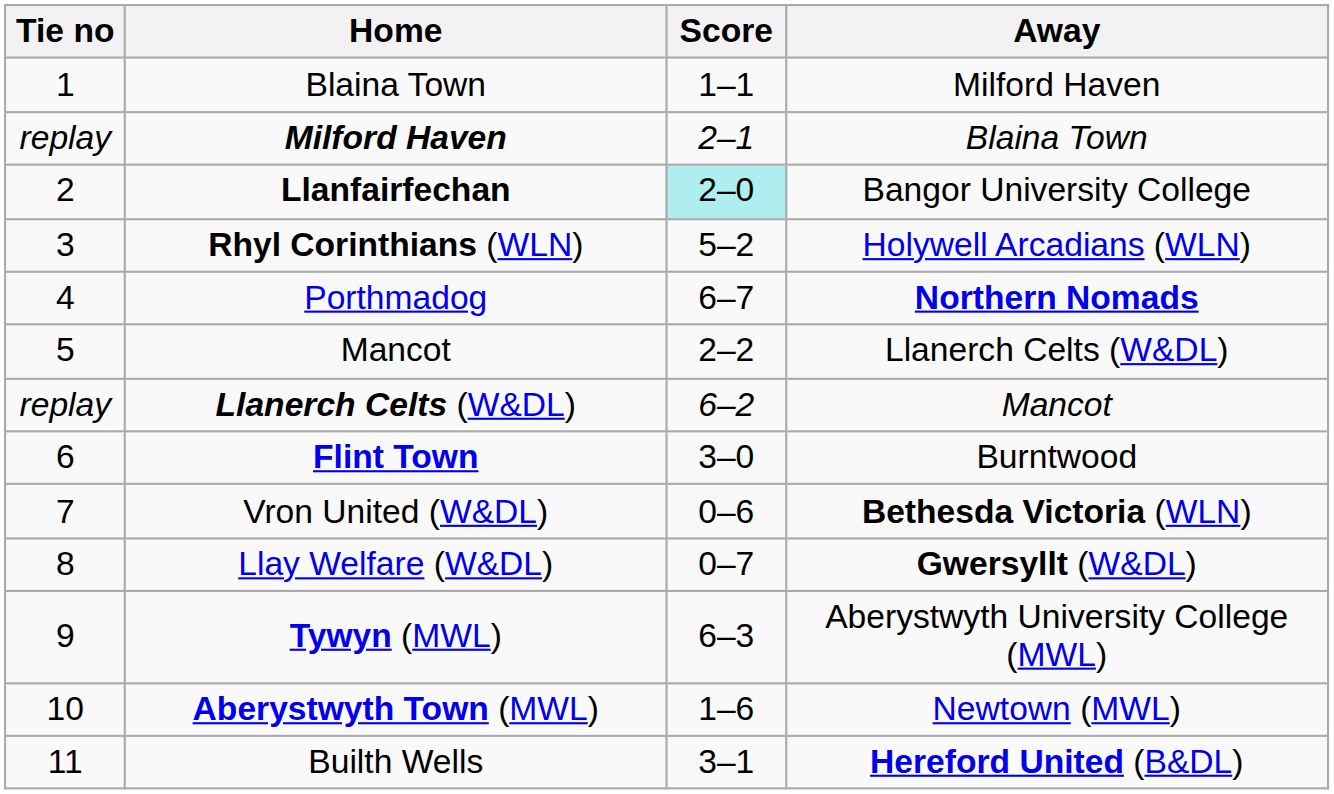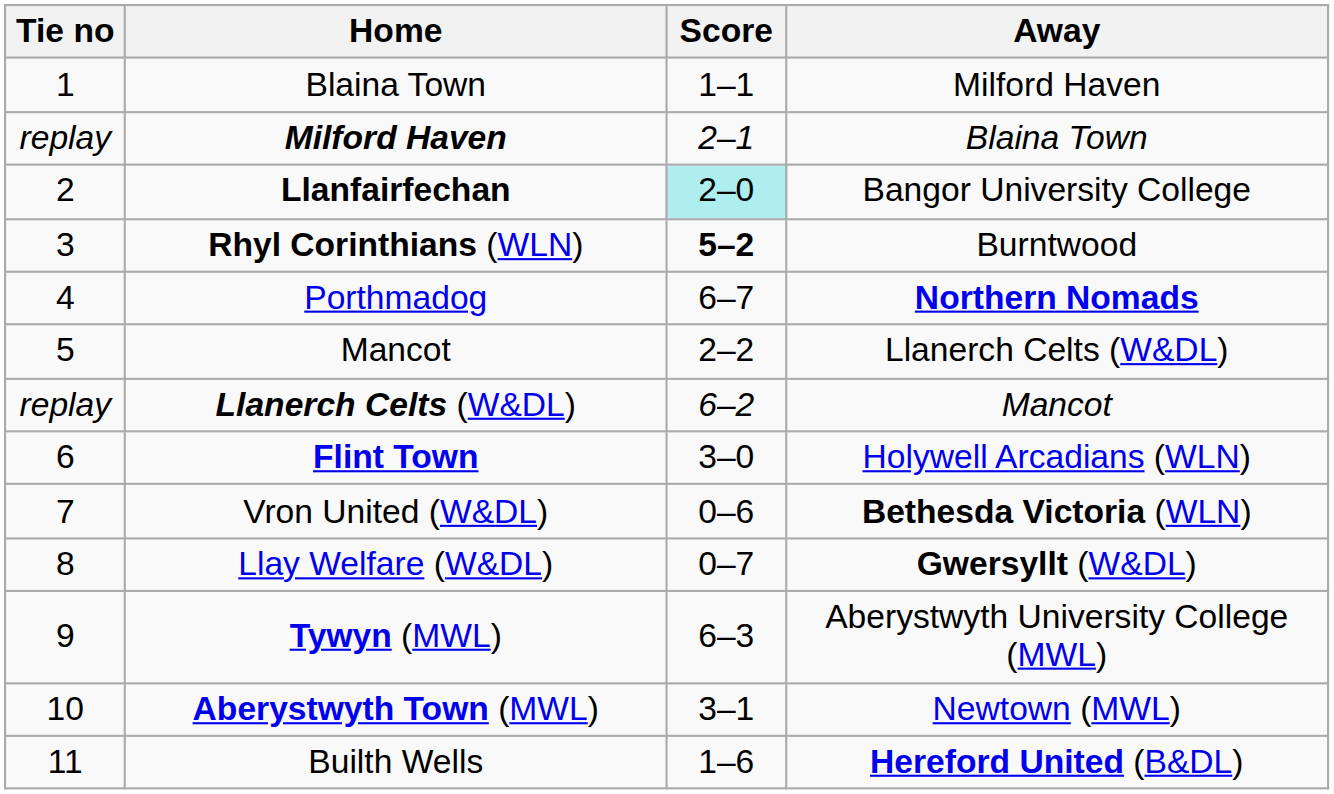(726, 244) normal -> (726, 244) bold
(1057, 244) Holywell Arcadians (WLN) -> (1057, 244) Burntwood
(1057, 457) Burntwood -> (1057, 457) Holywell Arcadians (WLN)
(726, 708) 1–6 -> (726, 708) 3–1
(726, 761) 3–1 -> (726, 761) 1–6
